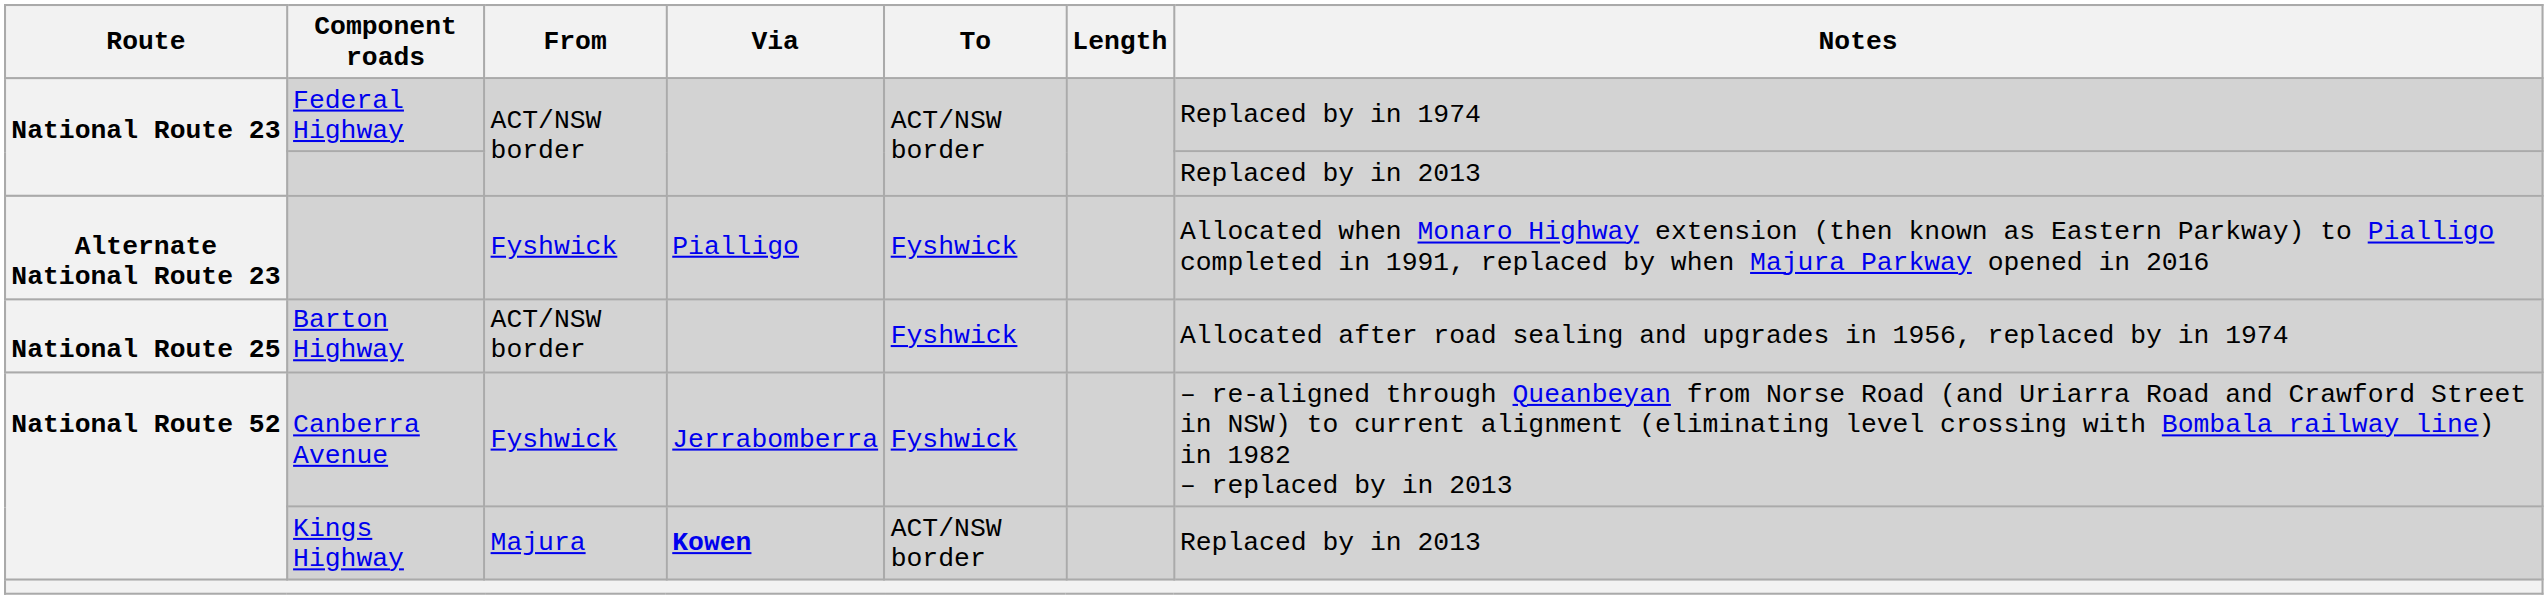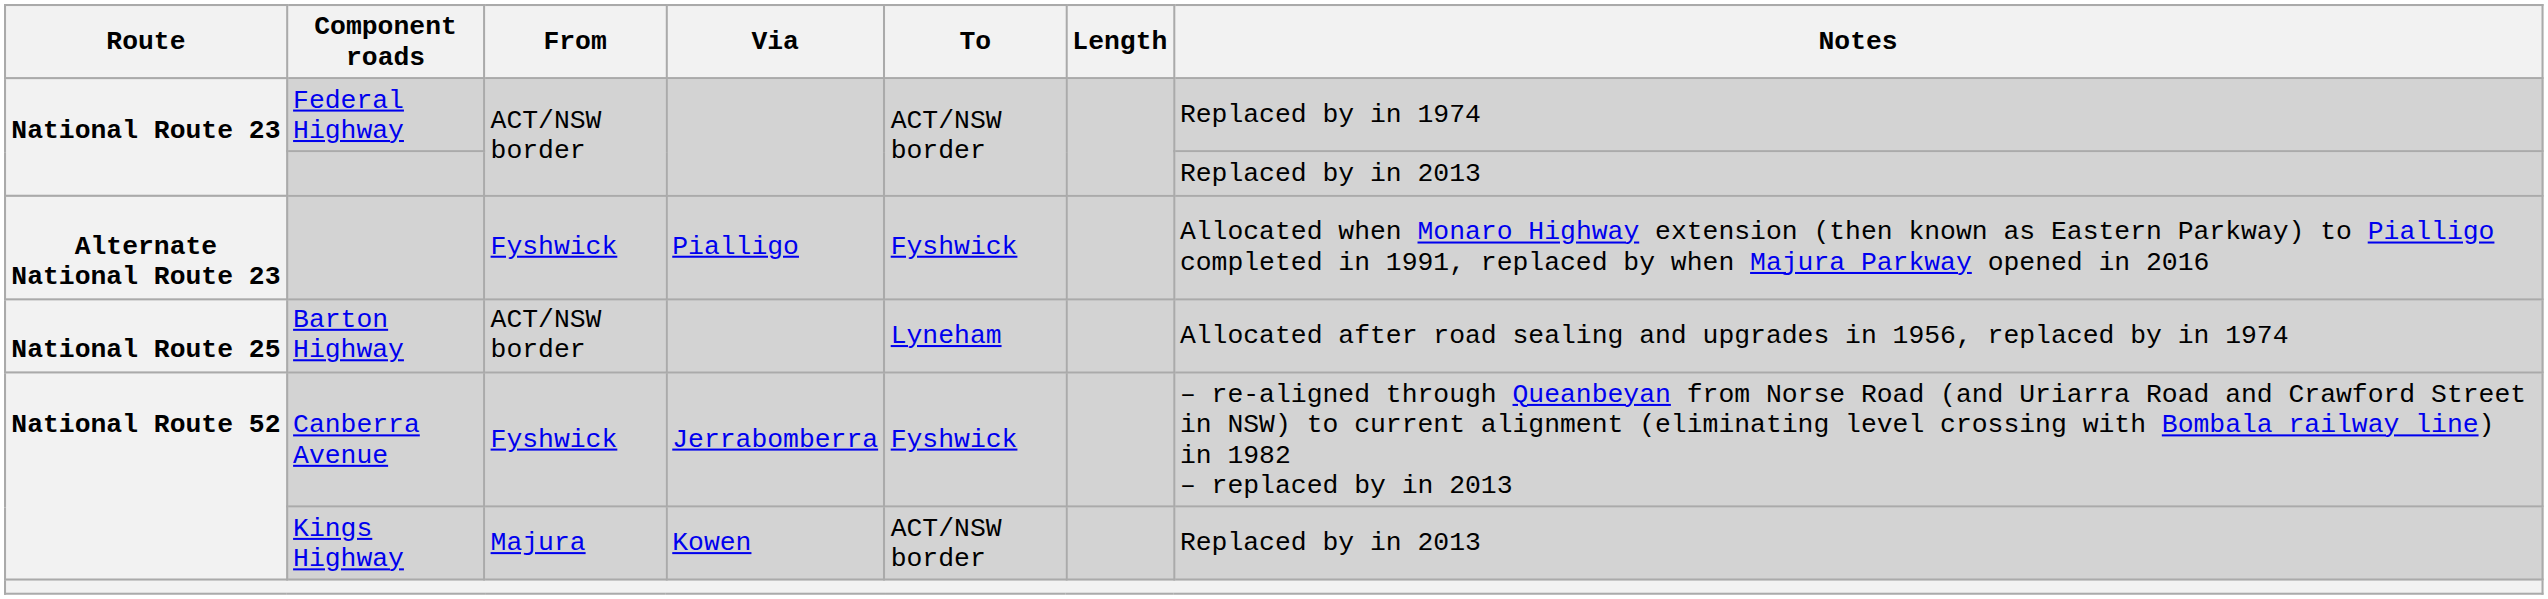(954, 336) Fyshwick -> (946, 336) Lyneham
(712, 543) bold -> (712, 543) normal
